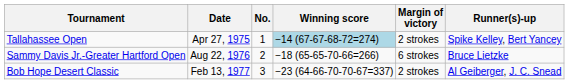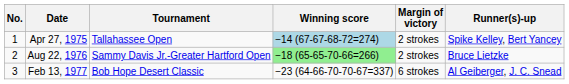columns swapped: (263, 18) <-> (96, 18)
(327, 55) no background -> (327, 55) lightgreen background
(418, 55) 6 strokes -> (418, 55) 2 strokes
(418, 71) 2 strokes -> (418, 71) 6 strokes
